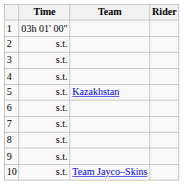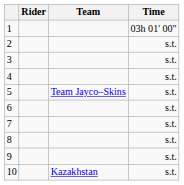columns swapped: (164, 12) <-> (44, 12)
(96, 92) Kazakhstan -> (88, 92) Team Jayco–Skins
(110, 172) Team Jayco–Skins -> (74, 172) Kazakhstan
